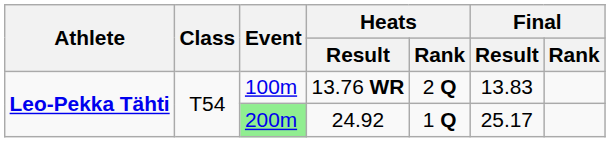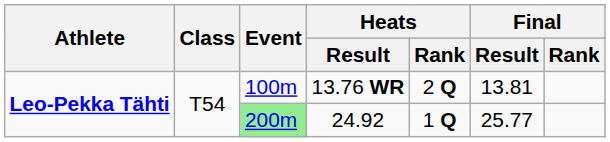(507, 88) 13.83 -> (507, 88) 13.81
(507, 121) 25.17 -> (507, 121) 25.77
